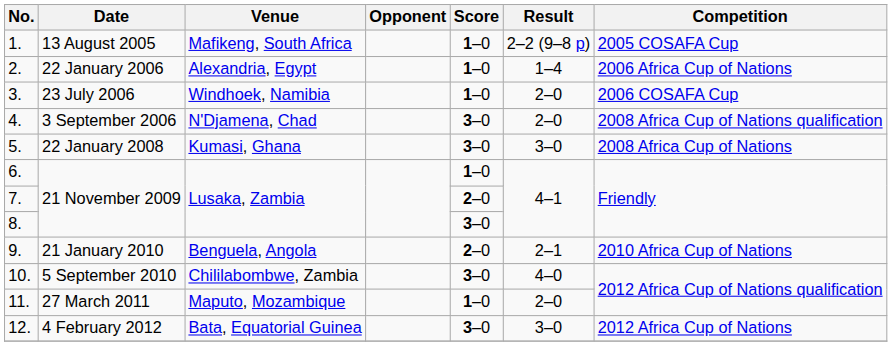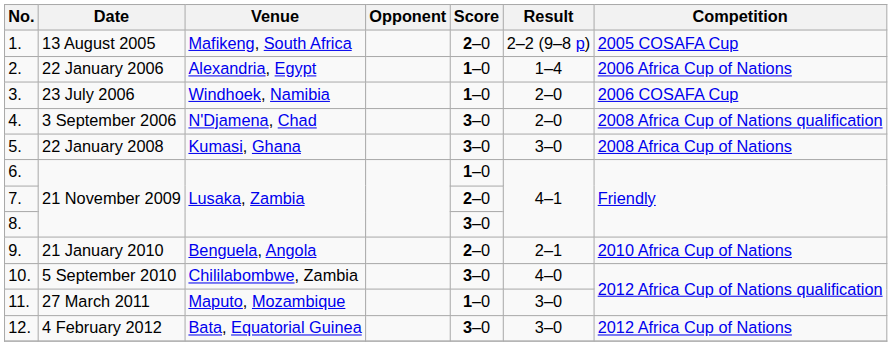(477, 43) 1–0 -> (477, 43) 2–0
(548, 302) 2–0 -> (548, 302) 3–0
